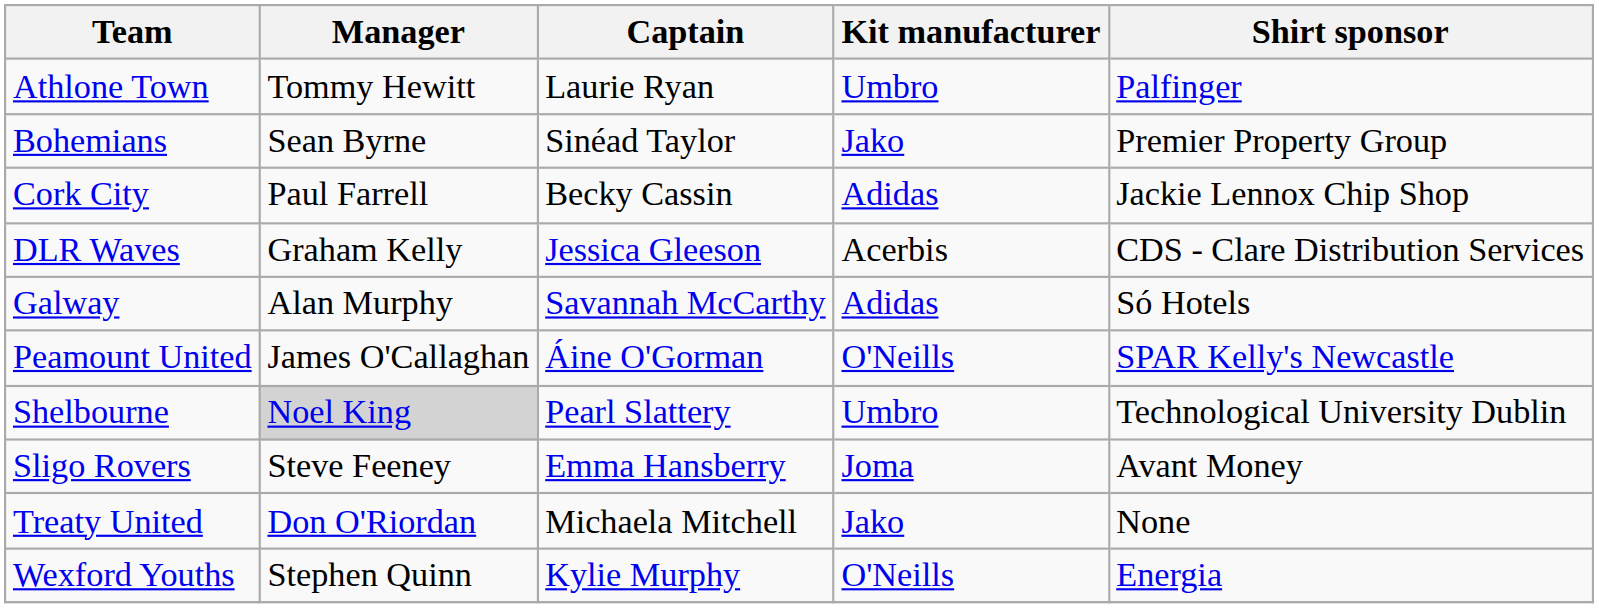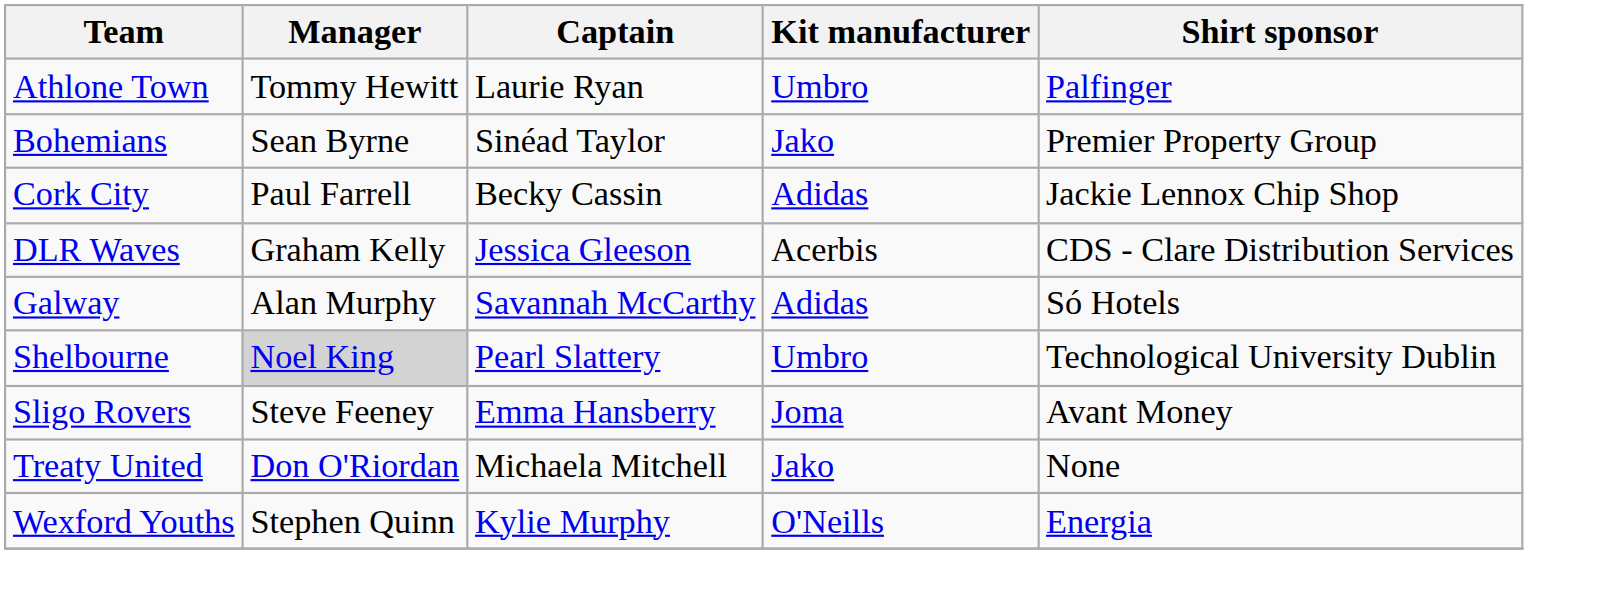- row: (132, 357)
